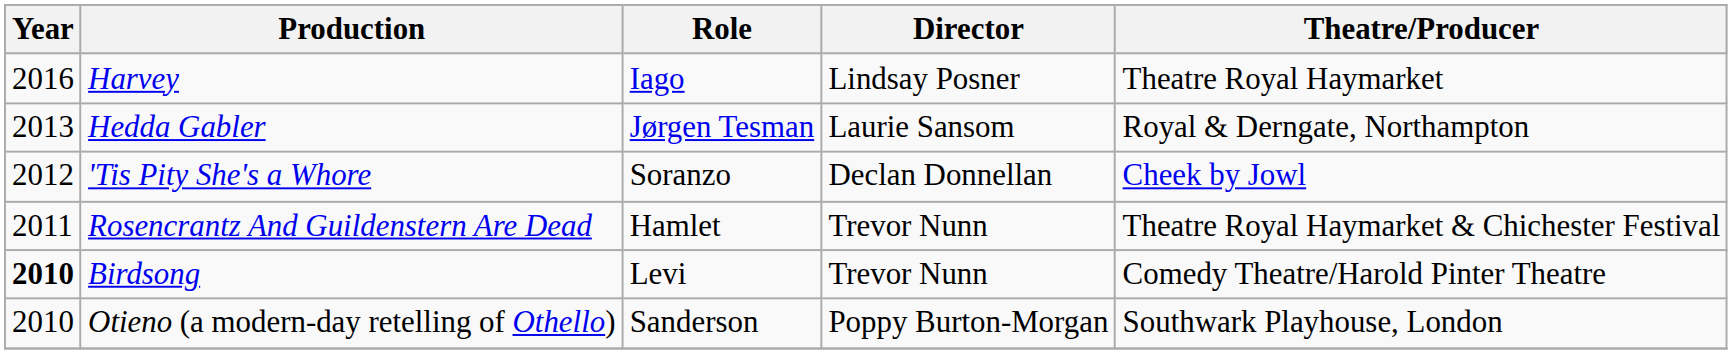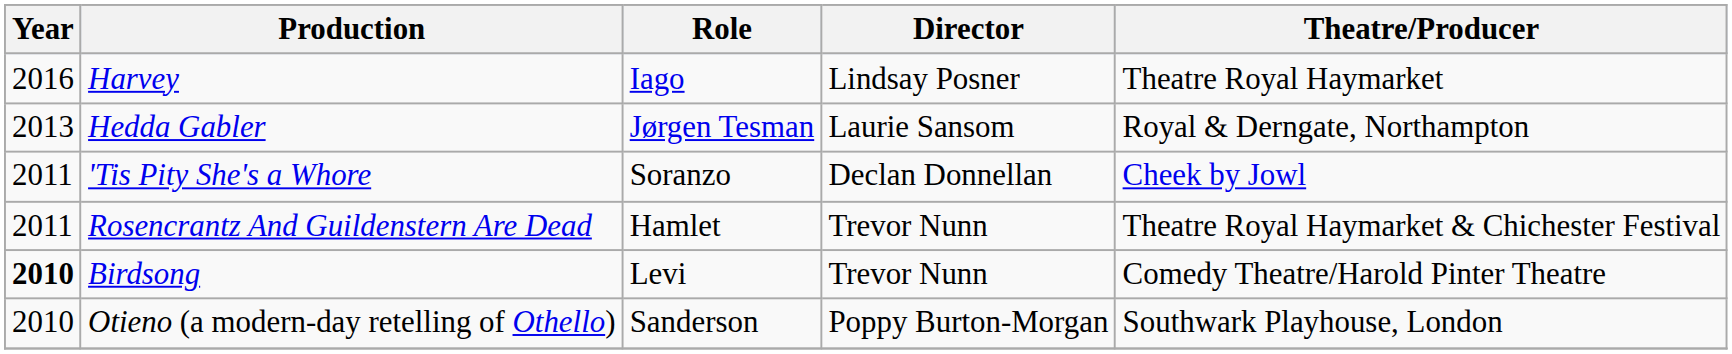(43, 175) 2012 -> (42, 175) 2011
